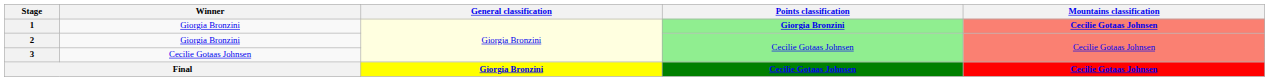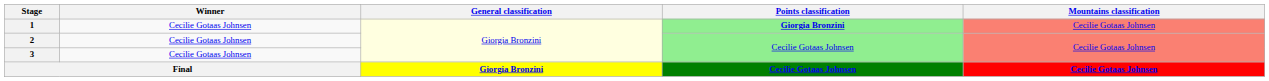(210, 25) Giorgia Bronzini -> (210, 25) Cecilie Gotaas Johnsen
(1114, 25) bold -> (1114, 25) normal
(210, 40) Giorgia Bronzini -> (210, 40) Cecilie Gotaas Johnsen
